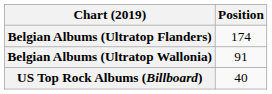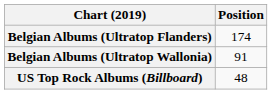(241, 78) 40 -> (241, 78) 48
